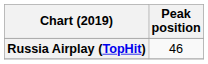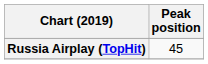(176, 48) 46 -> (176, 48) 45
